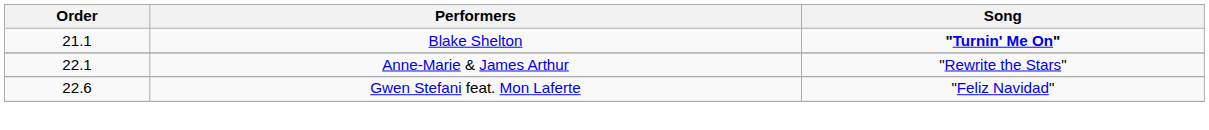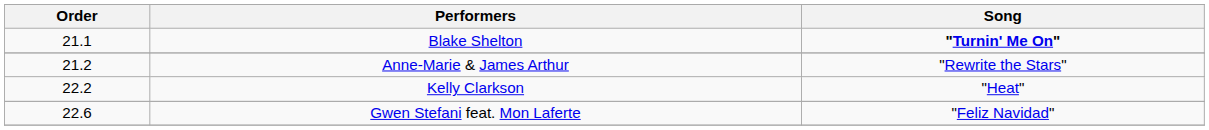(77, 64) 22.1 -> (77, 64) 21.2
+ row: (475, 88)
